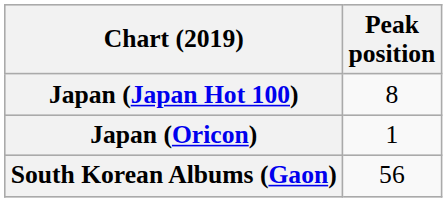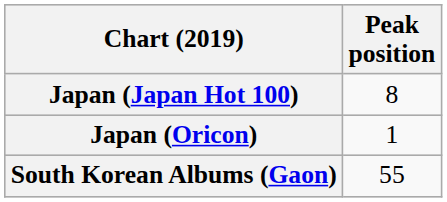(392, 175) 56 -> (392, 175) 55
